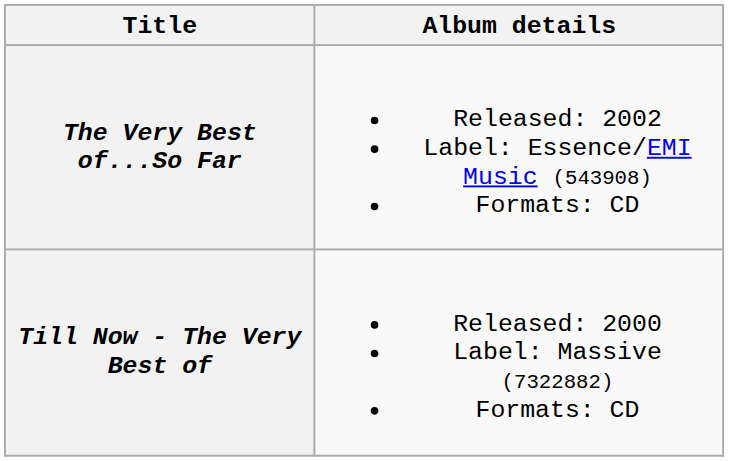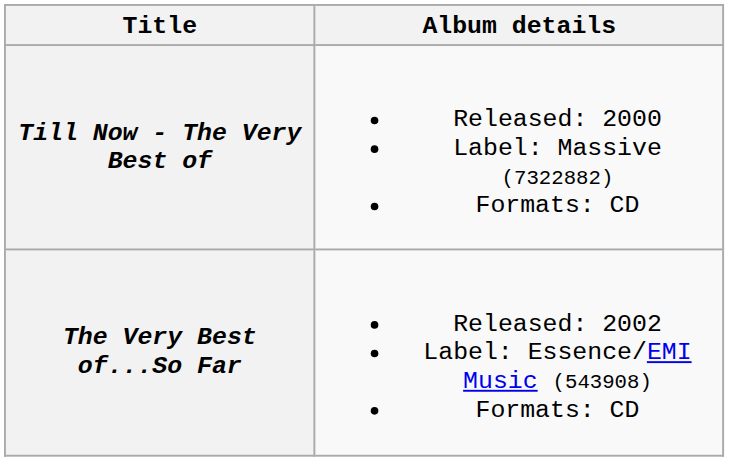rows swapped: (160, 353) <-> (160, 148)
